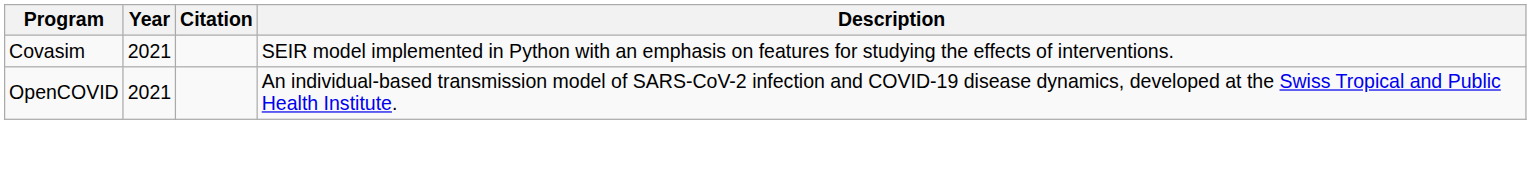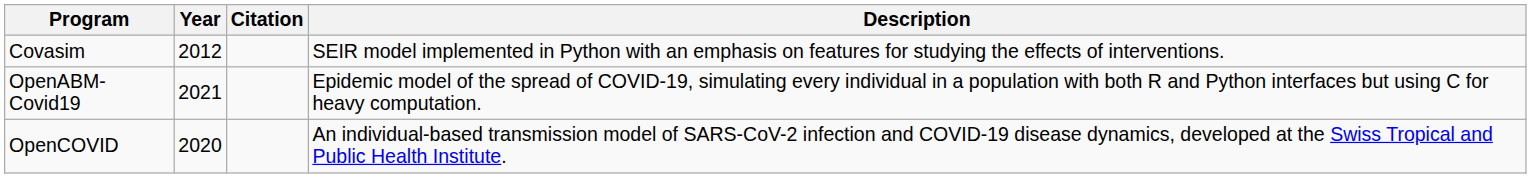(149, 50) 2021 -> (200, 50) 2012
+ row: (57, 92)
(149, 92) 2021 -> (200, 145) 2020
